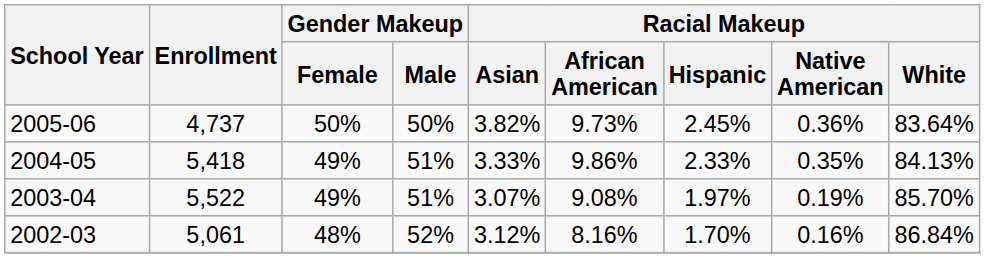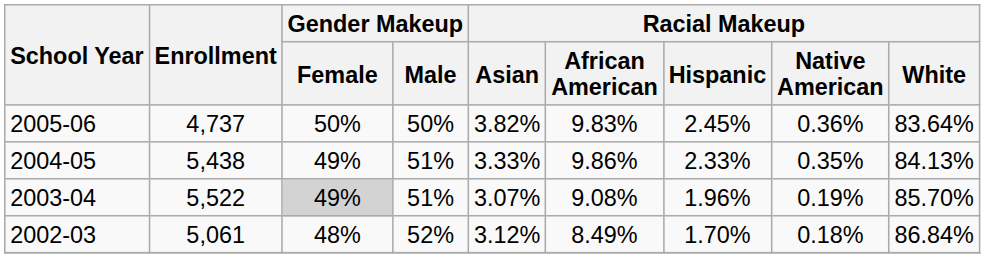(604, 124) 9.73% -> (604, 124) 9.83%
(216, 161) 5,418 -> (216, 161) 5,438
(337, 198) no background -> (337, 198) lightgrey background
(717, 198) 1.97% -> (717, 198) 1.96%
(604, 235) 8.16% -> (604, 235) 8.49%
(830, 235) 0.16% -> (830, 235) 0.18%
